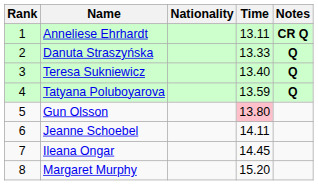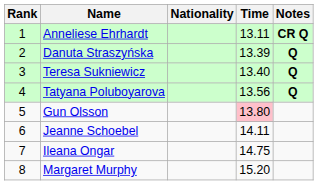(255, 53) 13.33 -> (255, 53) 13.39
(255, 92) 13.59 -> (255, 92) 13.56
(255, 151) 14.45 -> (255, 151) 14.75
